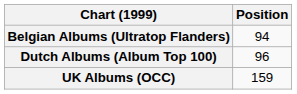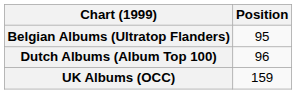(262, 36) 94 -> (262, 36) 95
